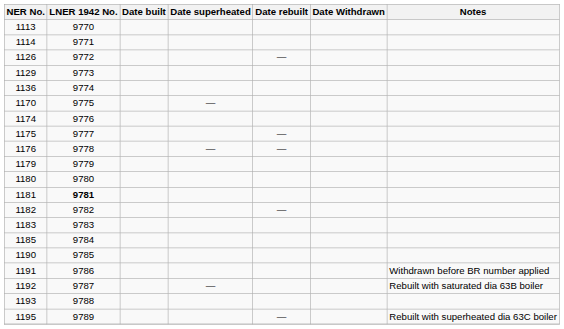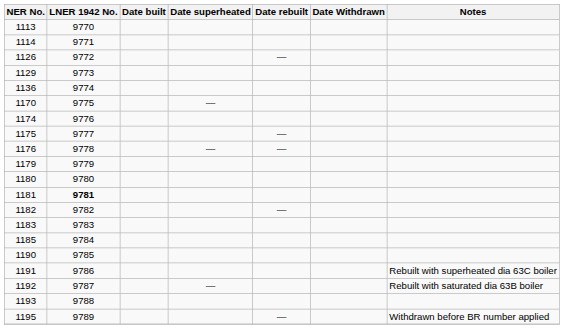(469, 270) Withdrawn before BR number applied -> (473, 270) Rebuilt with superheated dia 63C boiler
(473, 316) Rebuilt with superheated dia 63C boiler -> (469, 316) Withdrawn before BR number applied
